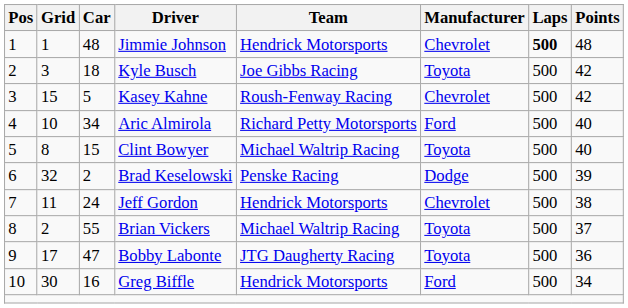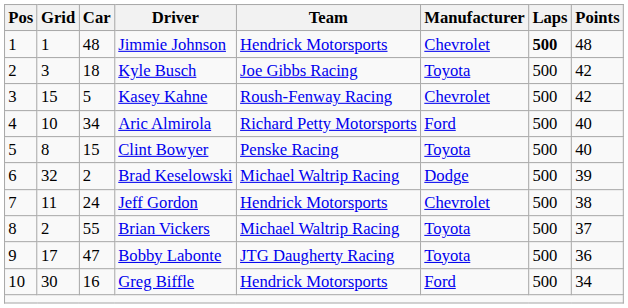(320, 149) Michael Waltrip Racing -> (289, 149) Penske Racing
(289, 176) Penske Racing -> (320, 176) Michael Waltrip Racing
